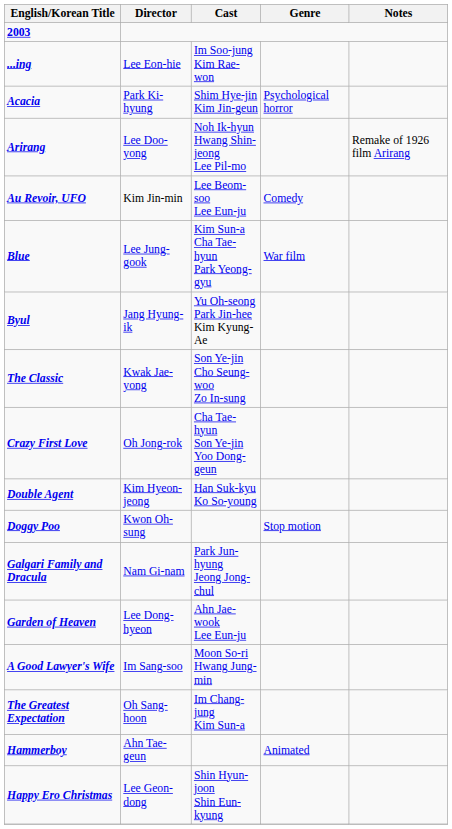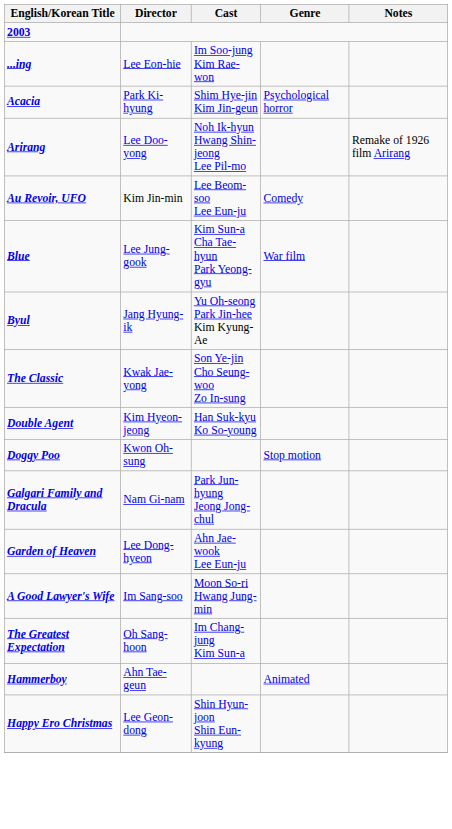- row: (47, 443)
